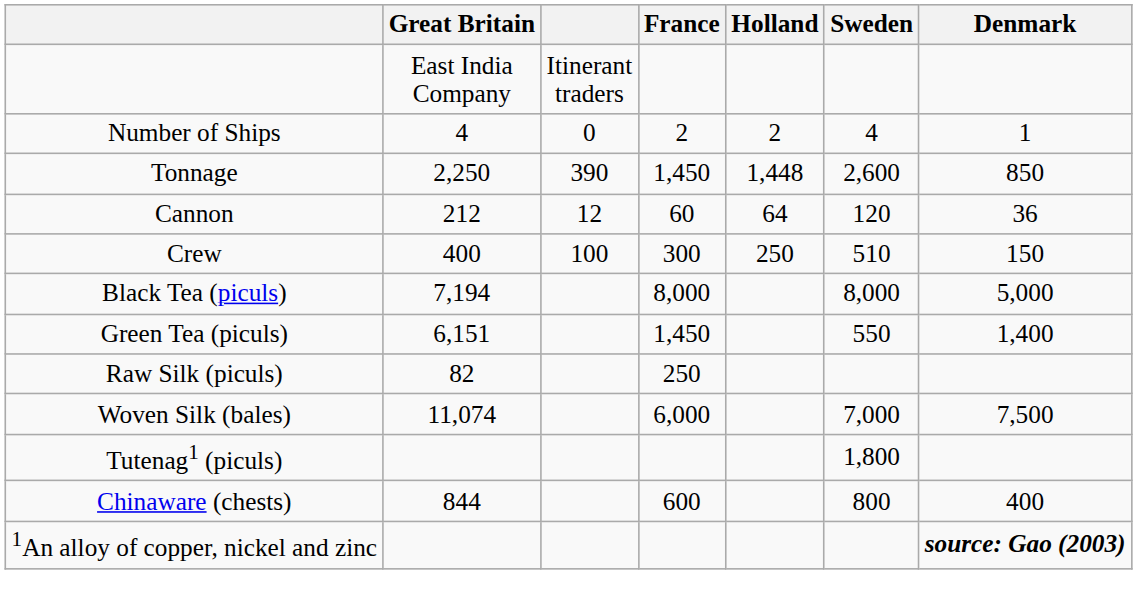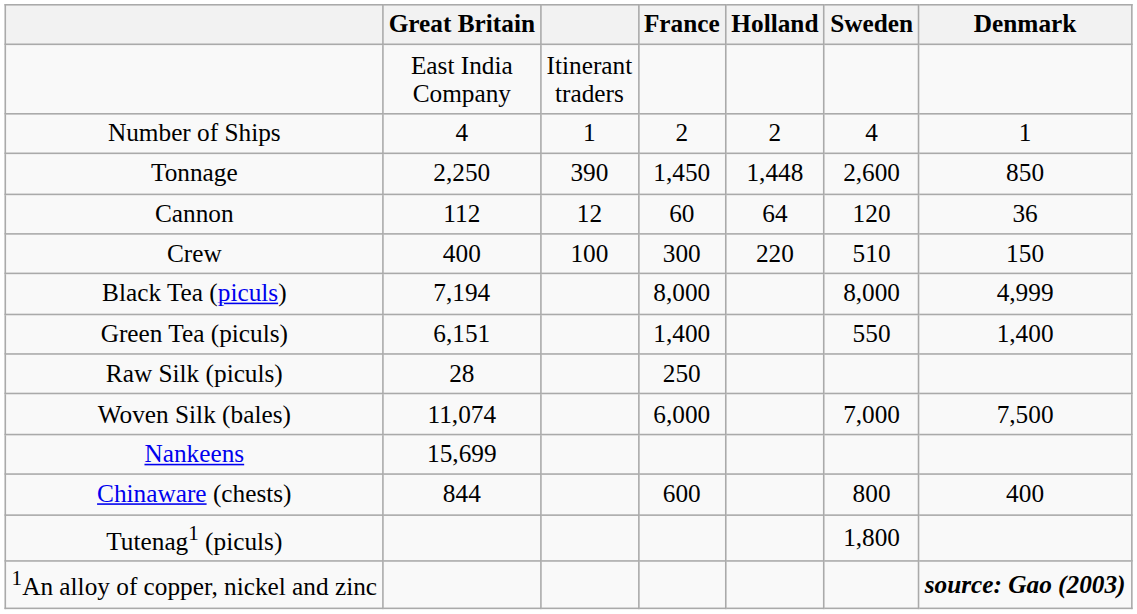(589, 133) 0 -> (589, 133) 1
(462, 213) 212 -> (462, 213) 112
(775, 253) 250 -> (775, 253) 220
(1025, 293) 5,000 -> (1025, 293) 4,999
(682, 333) 1,450 -> (682, 333) 1,400
(462, 373) 82 -> (462, 373) 28
+ row: (194, 453)
rows swapped: (194, 500) <-> (194, 457)
